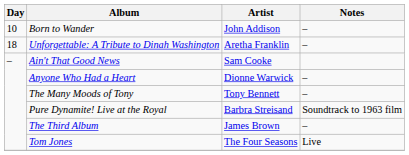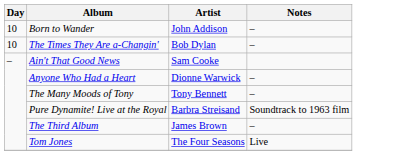+ row: (94, 45)
- row: (124, 45)
